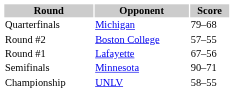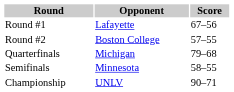rows swapped: (25, 53) <-> (32, 25)
(204, 68) 90–71 -> (204, 68) 58–55
(204, 82) 58–55 -> (204, 82) 90–71
